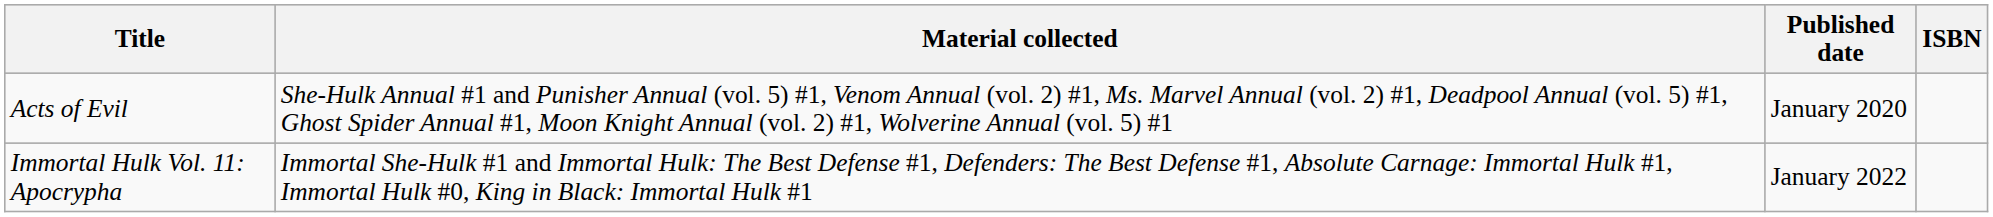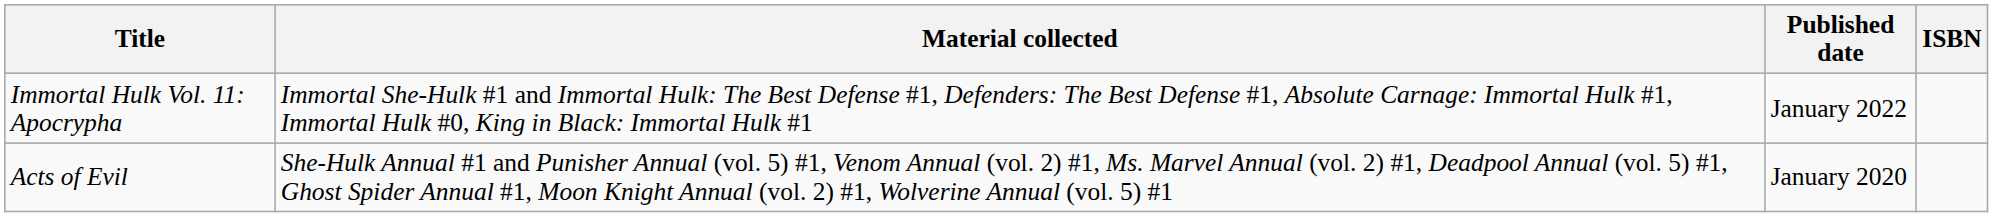rows swapped: (69, 107) <-> (128, 176)
